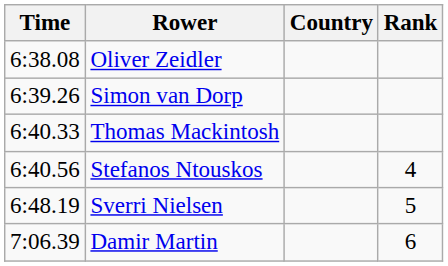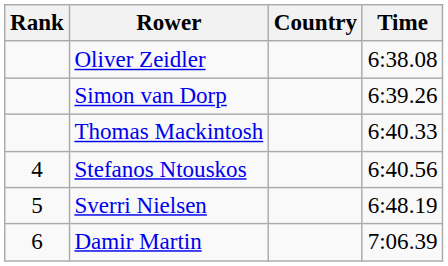columns swapped: (411, 22) <-> (45, 22)
